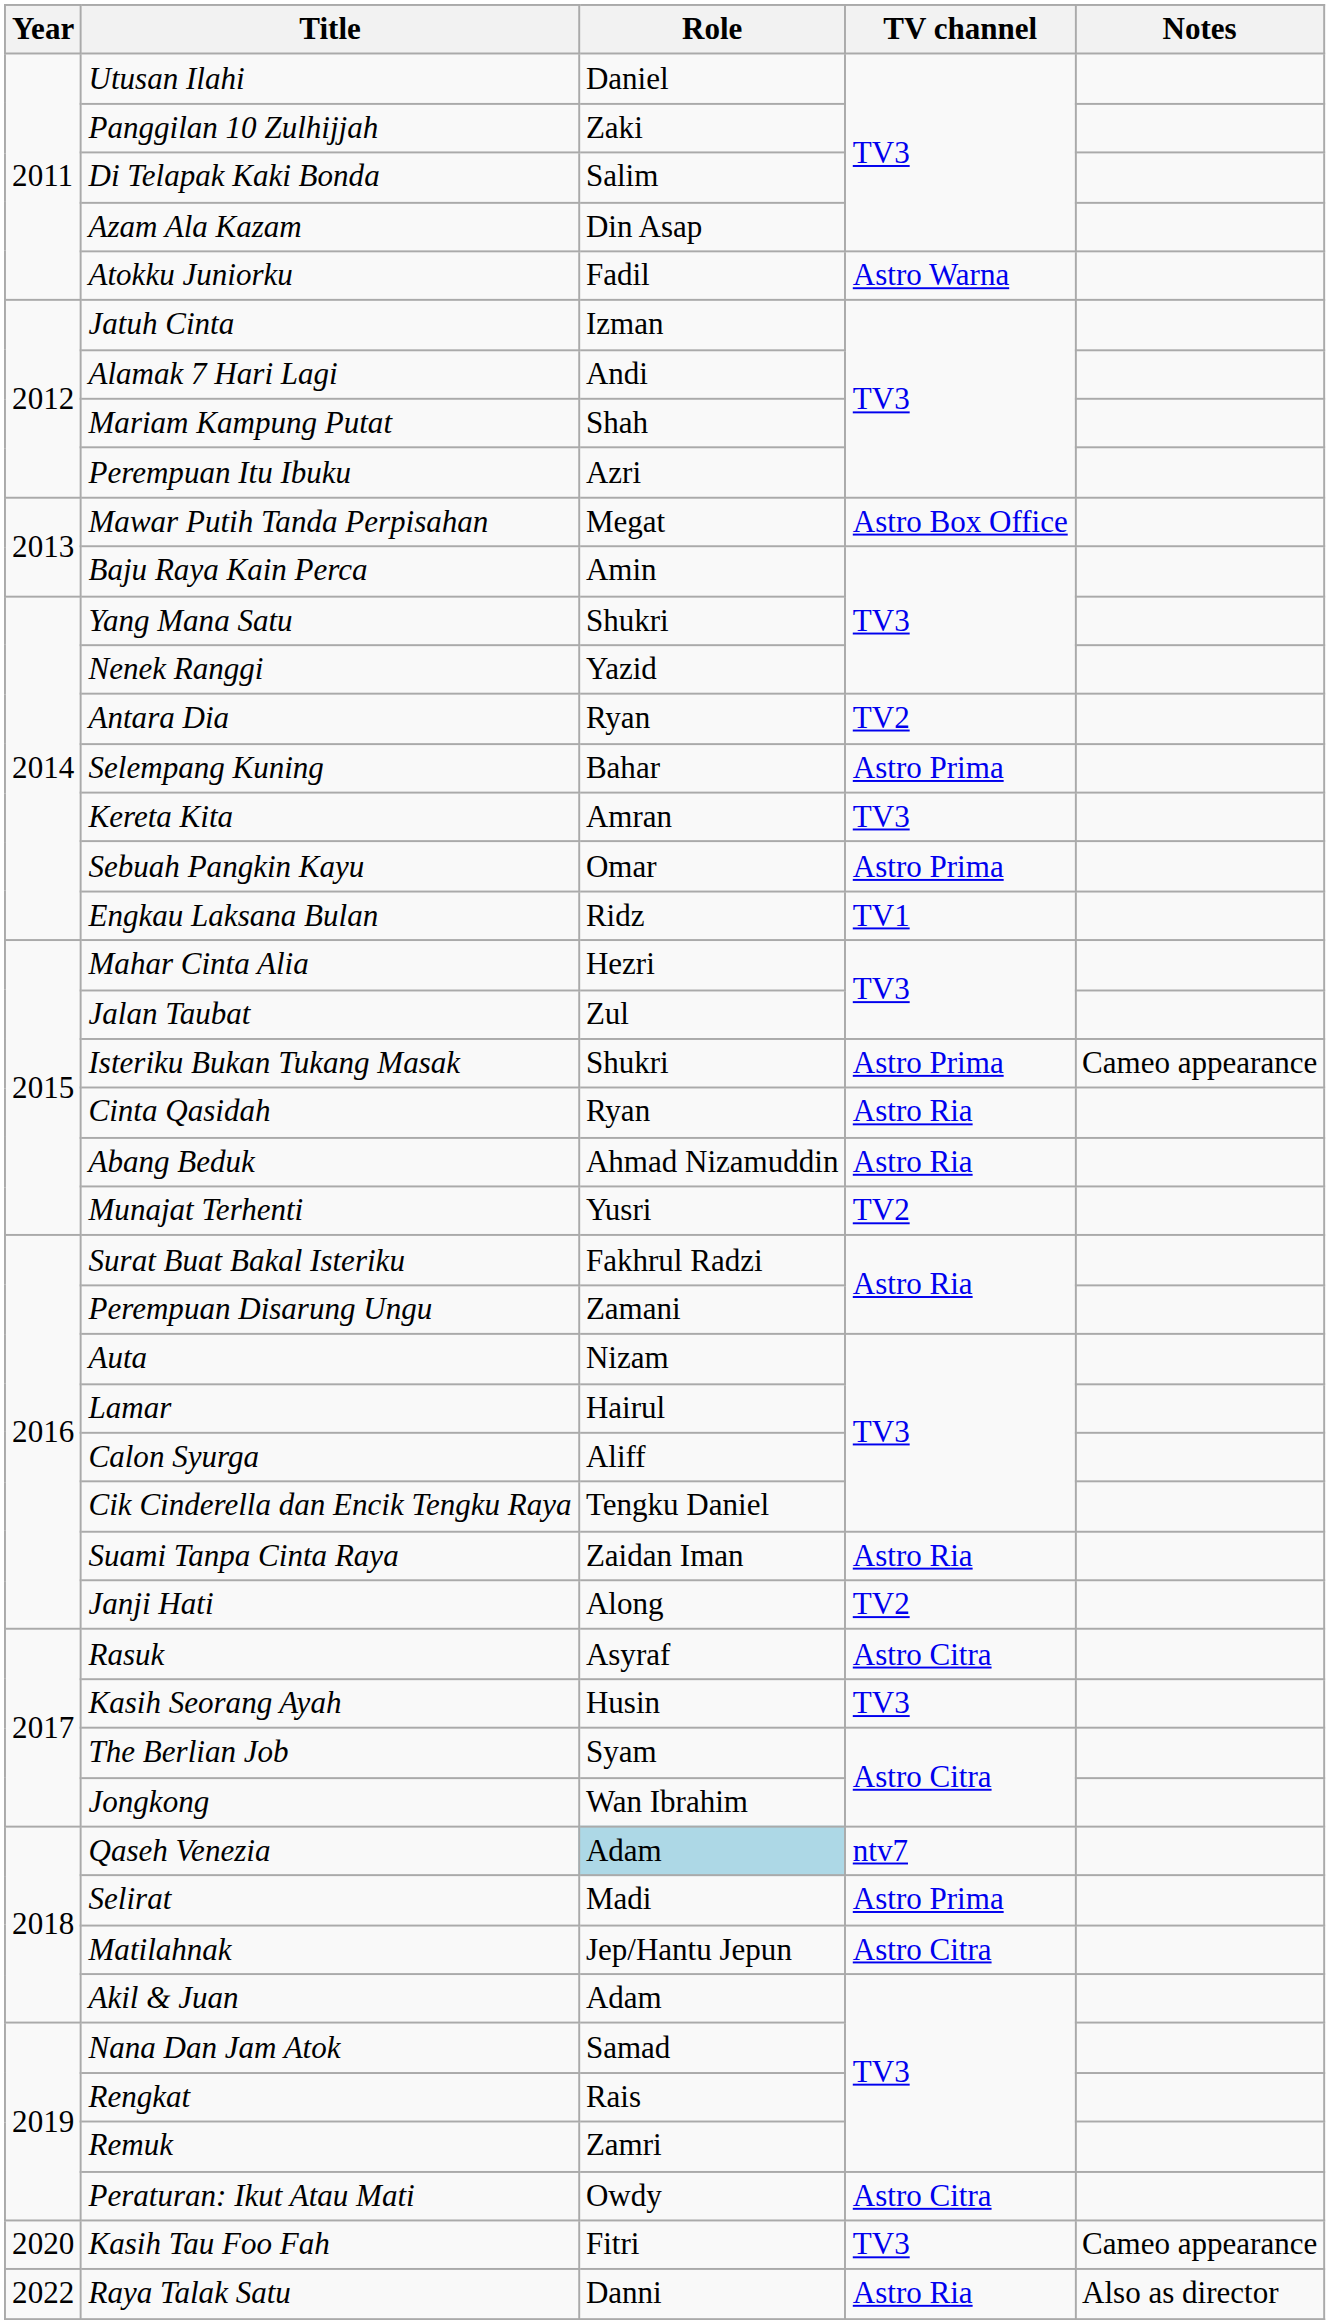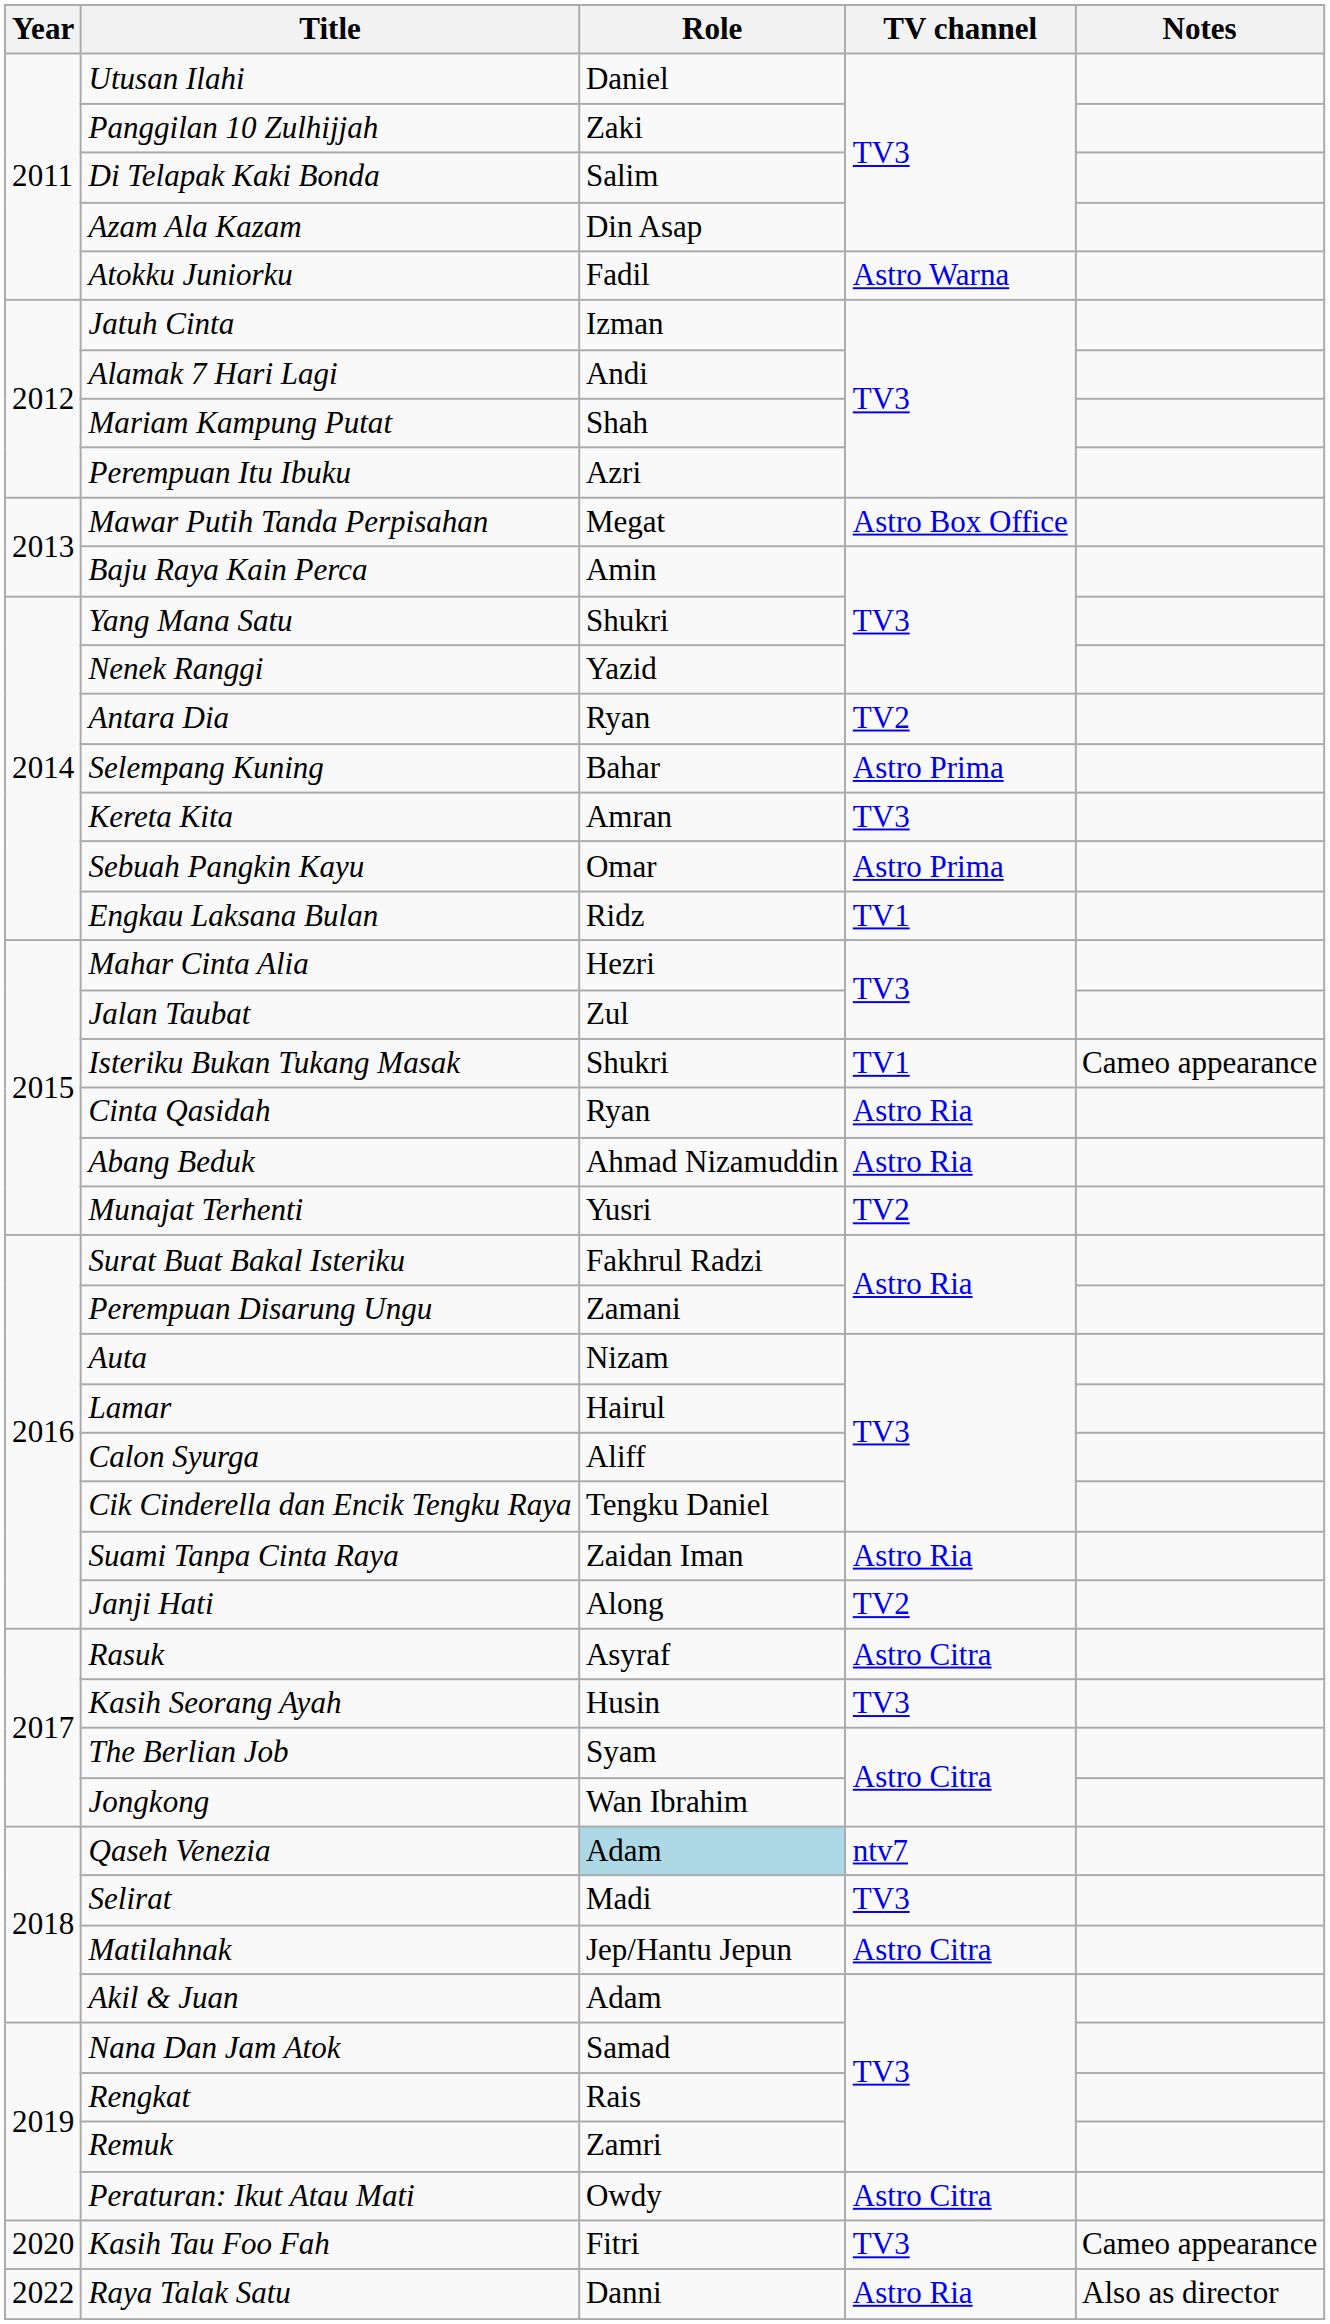(928, 1062) Astro Prima -> (881, 1062) TV1
(928, 1899) Astro Prima -> (881, 1899) TV3
